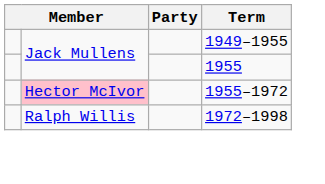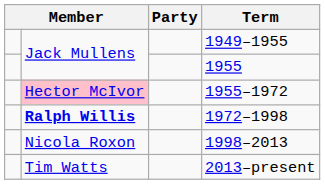(80, 117) normal -> (80, 117) bold
+ row: (247, 142)
+ row: (260, 167)
